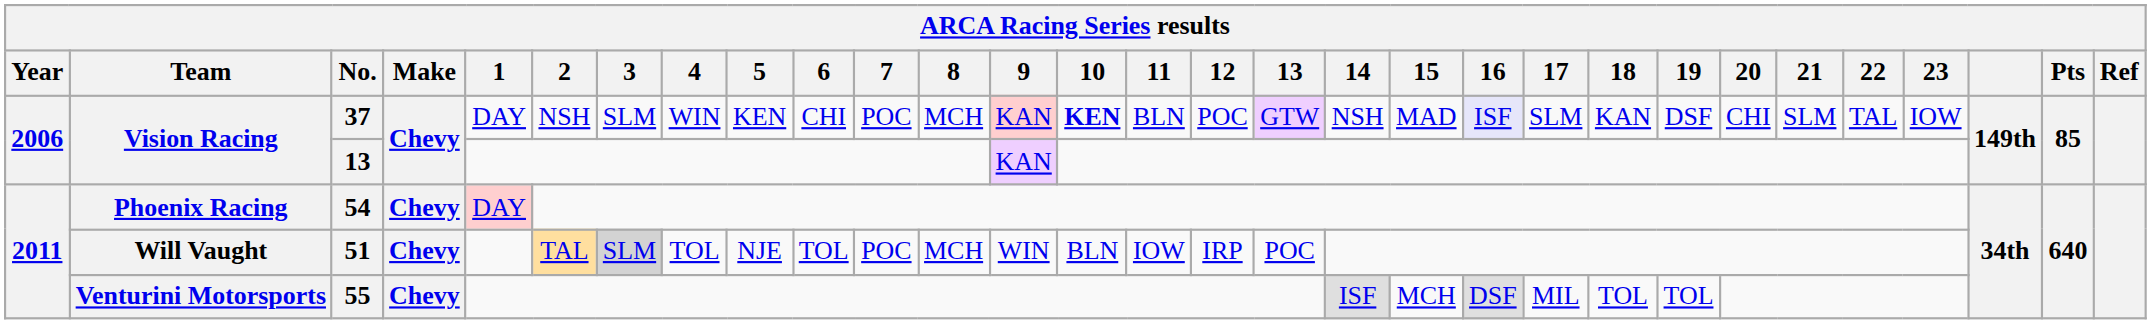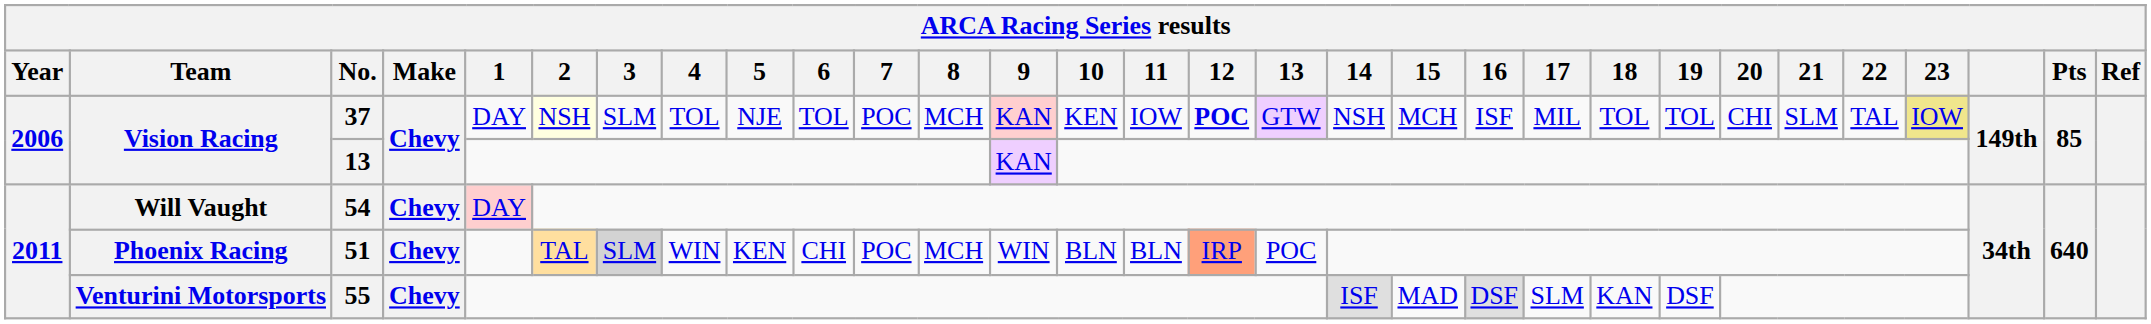(564, 116) no background -> (564, 116) lightyellow background
(695, 116) WIN -> (695, 116) TOL
(760, 116) KEN -> (760, 116) NJE
(824, 116) CHI -> (824, 116) TOL
(1092, 116) bold -> (1091, 116) normal
(1159, 116) BLN -> (1156, 116) IOW
(1222, 116) normal -> (1222, 116) bold
(1426, 116) MAD -> (1428, 116) MCH
(1493, 116) lavender background -> (1494, 116) no background
(1556, 116) SLM -> (1557, 116) MIL
(1623, 116) KAN -> (1624, 116) TOL
(1689, 116) DSF -> (1690, 116) TOL
(1936, 116) no background -> (1937, 116) khaki background
(201, 206) Phoenix Racing -> (201, 206) Will Vaught
(201, 251) Will Vaught -> (201, 251) Phoenix Racing
(695, 251) TOL -> (695, 251) WIN
(760, 251) NJE -> (760, 251) KEN
(824, 251) TOL -> (824, 251) CHI
(1159, 251) IOW -> (1156, 251) BLN
(1222, 251) no background -> (1222, 251) lightsalmon background
(1426, 296) MCH -> (1428, 296) MAD
(1556, 296) MIL -> (1557, 296) SLM
(1623, 296) TOL -> (1624, 296) KAN
(1689, 296) TOL -> (1690, 296) DSF
